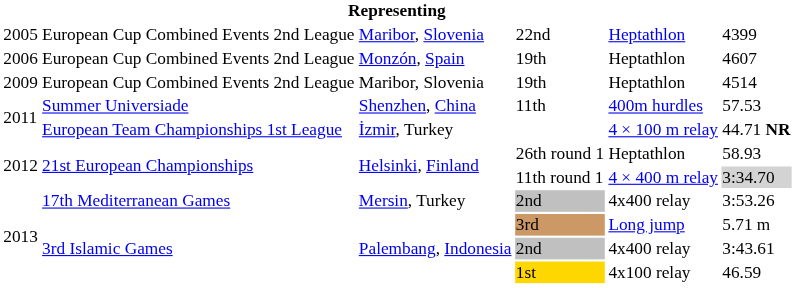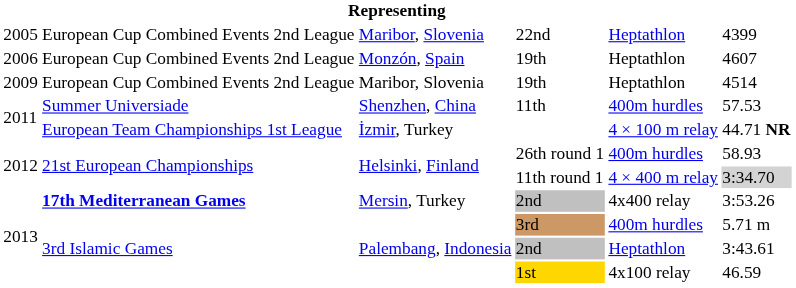(647, 153) Heptathlon -> (656, 153) 400m hurdles
(136, 201) normal -> (144, 201) bold
(647, 224) Long jump -> (656, 224) 400m hurdles
(649, 248) 4x400 relay -> (647, 248) Heptathlon
